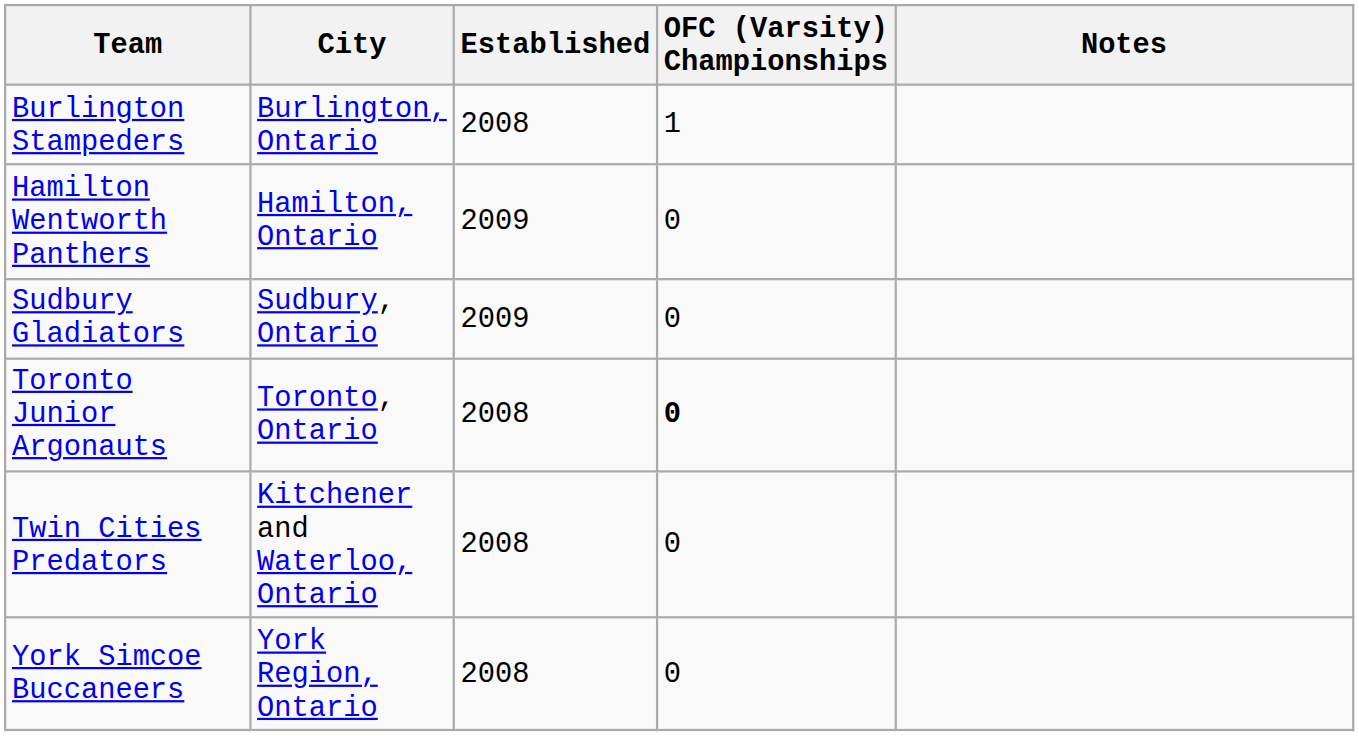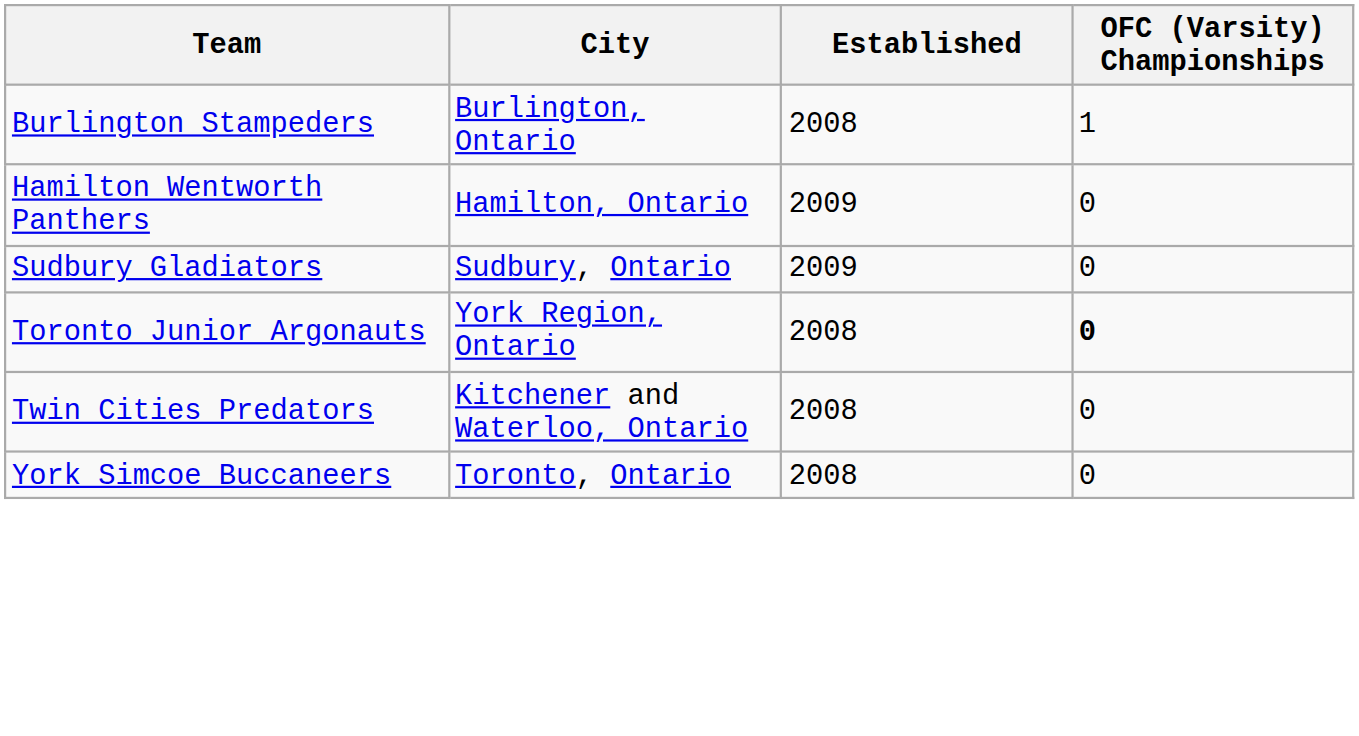- column: (1124, 45)
(326, 415) Toronto, Ontario -> (559, 332) York Region, Ontario
(317, 674) York Region, Ontario -> (593, 475) Toronto, Ontario
